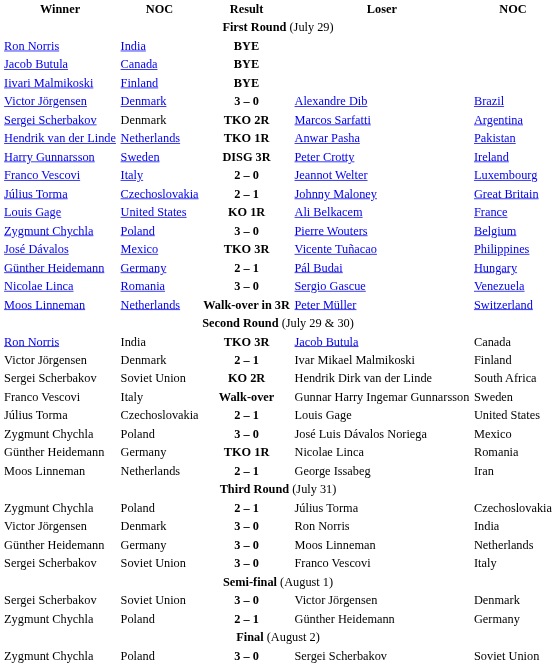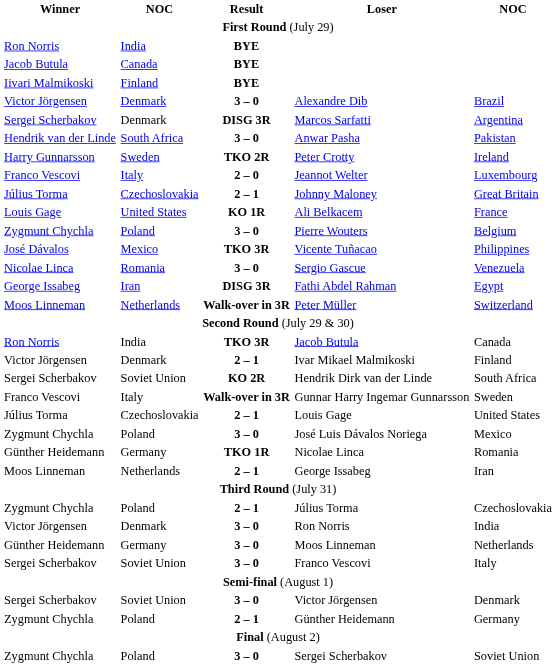(247, 120) TKO 2R -> (247, 120) DISG 3R
(150, 138) Netherlands -> (152, 138) South Africa
(247, 138) TKO 1R -> (247, 138) 3 – 0
(247, 156) DISG 3R -> (247, 156) TKO 2R
- row: (54, 267)
+ row: (42, 286)
(247, 397) Walk-over -> (247, 397) Walk-over in 3R
